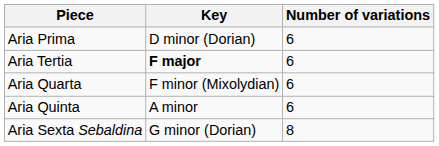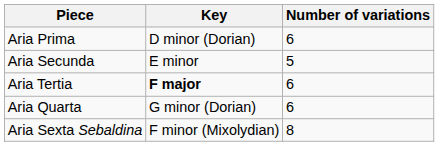+ row: (51, 61)
(214, 84) F minor (Mixolydian) -> (203, 107) G minor (Dorian)
- row: (44, 107)
(203, 130) G minor (Dorian) -> (214, 130) F minor (Mixolydian)
